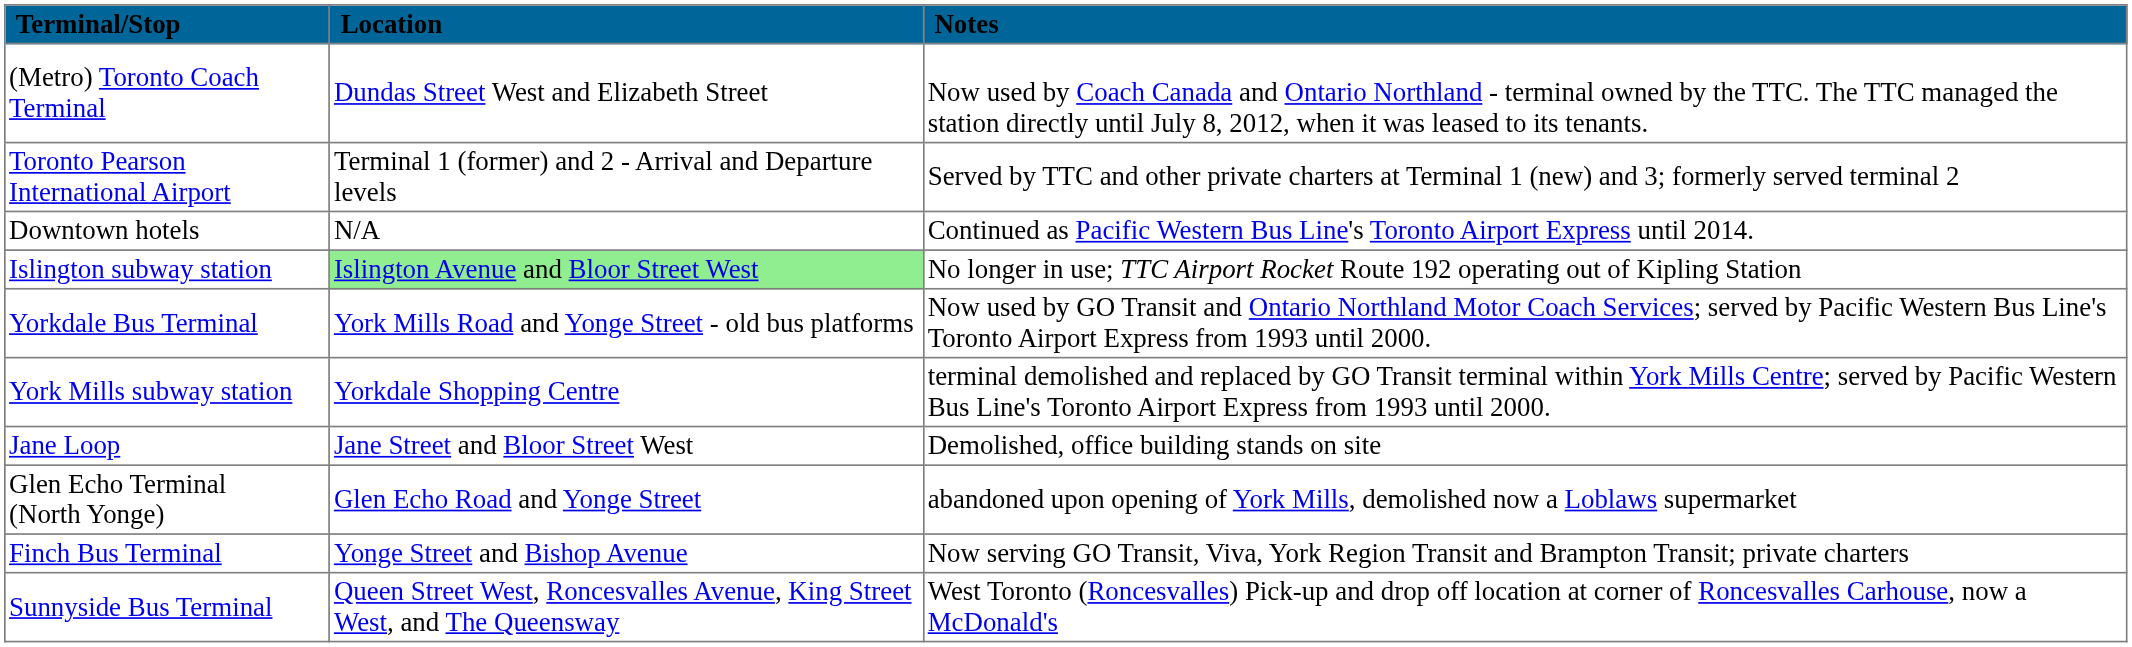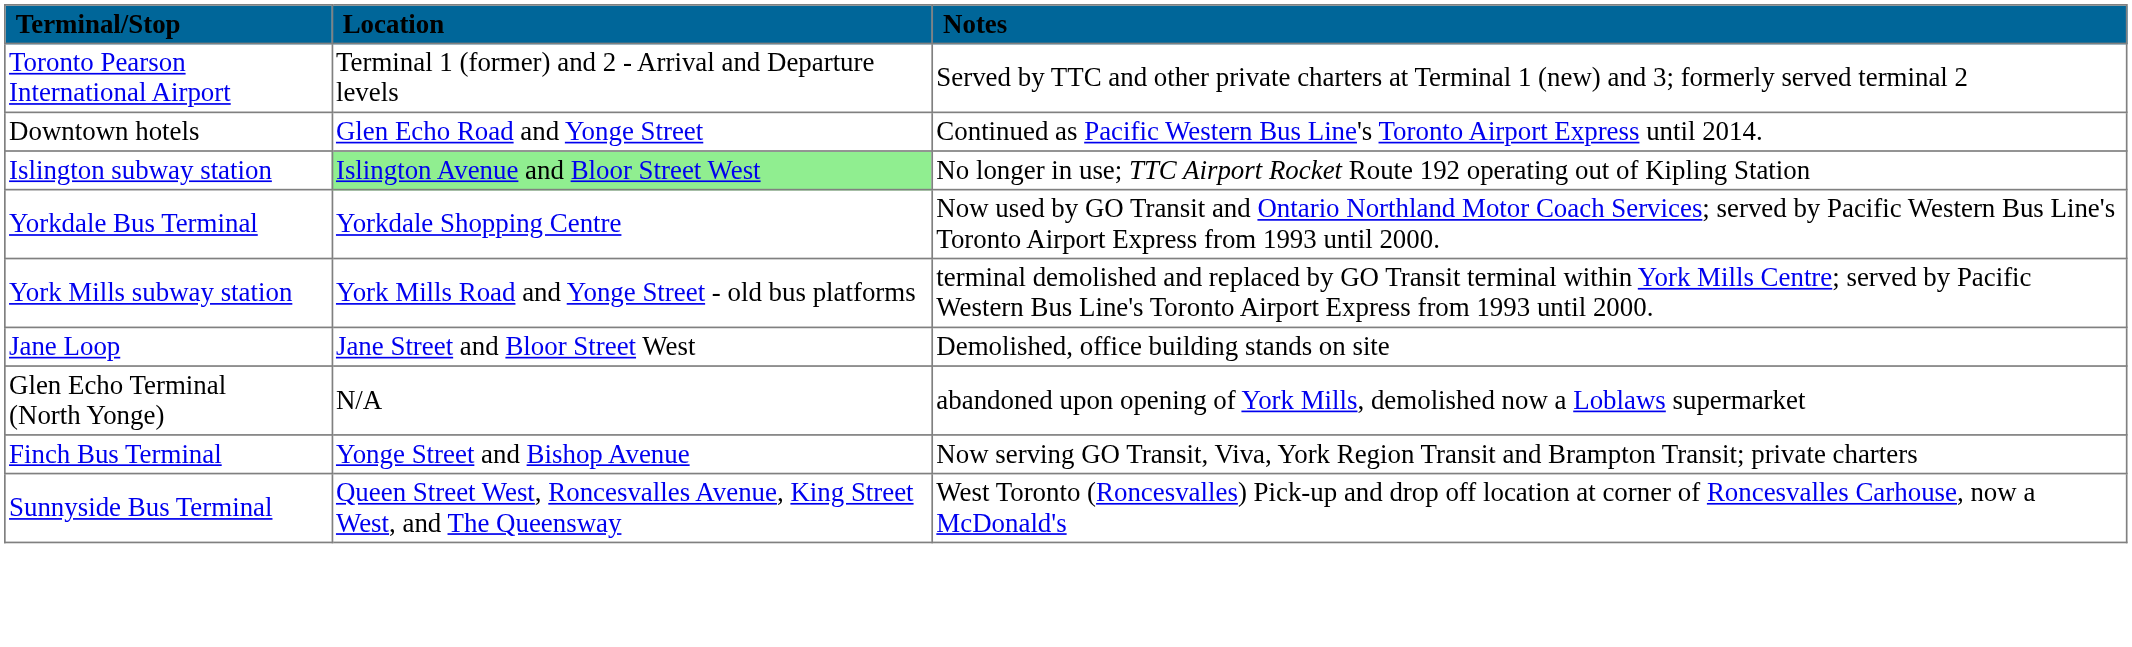- row: (134, 92)
(357, 230) N/A -> (520, 131) Glen Echo Road and Yonge Street
(624, 322) York Mills Road and Yonge Street - old bus platforms -> (479, 223) Yorkdale Shopping Centre
(477, 391) Yorkdale Shopping Centre -> (626, 292) York Mills Road and Yonge Street - old bus platforms
(518, 499) Glen Echo Road and Yonge Street -> (359, 400) N/A
